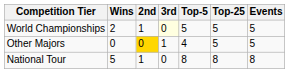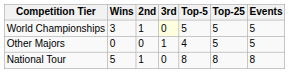(113, 28) 2 -> (113, 28) 3
(141, 44) gold background -> (141, 44) no background
